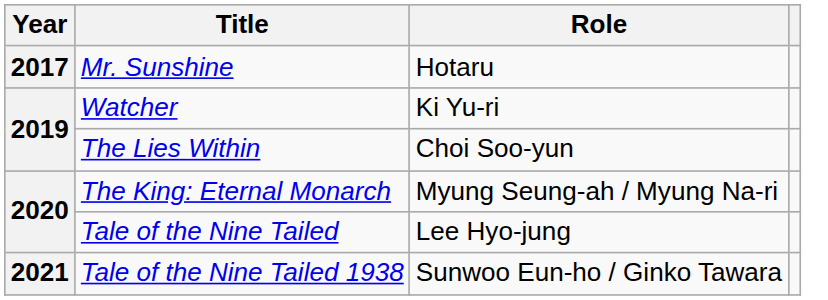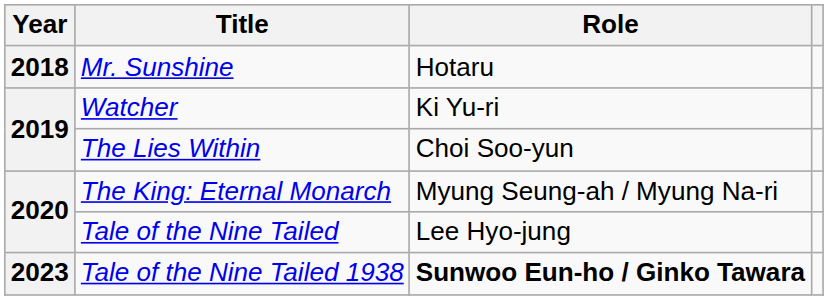(40, 66) 2017 -> (40, 66) 2018
(40, 273) 2021 -> (40, 273) 2023
(599, 273) normal -> (610, 273) bold
